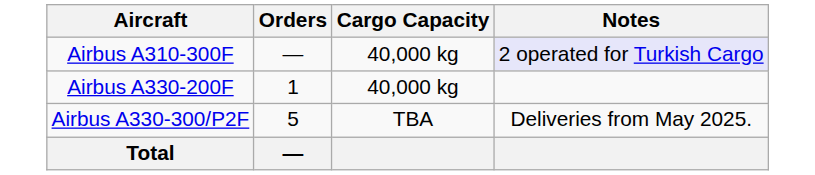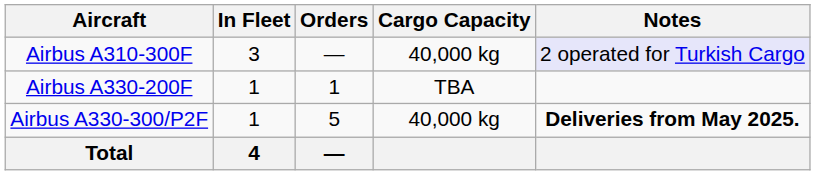+ column: (254, 20)
(413, 86) 40,000 kg -> (454, 86) TBA
(413, 119) TBA -> (454, 119) 40,000 kg
(631, 119) normal -> (672, 119) bold
